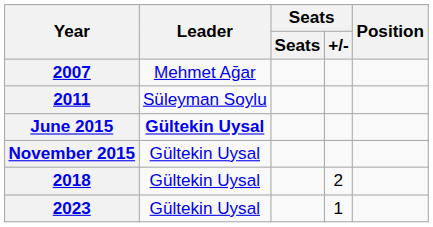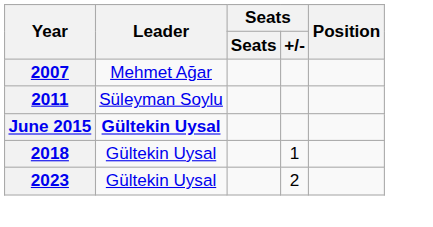- row: (72, 153)
(338, 180) 2 -> (295, 153) 1
(338, 208) 1 -> (295, 180) 2
